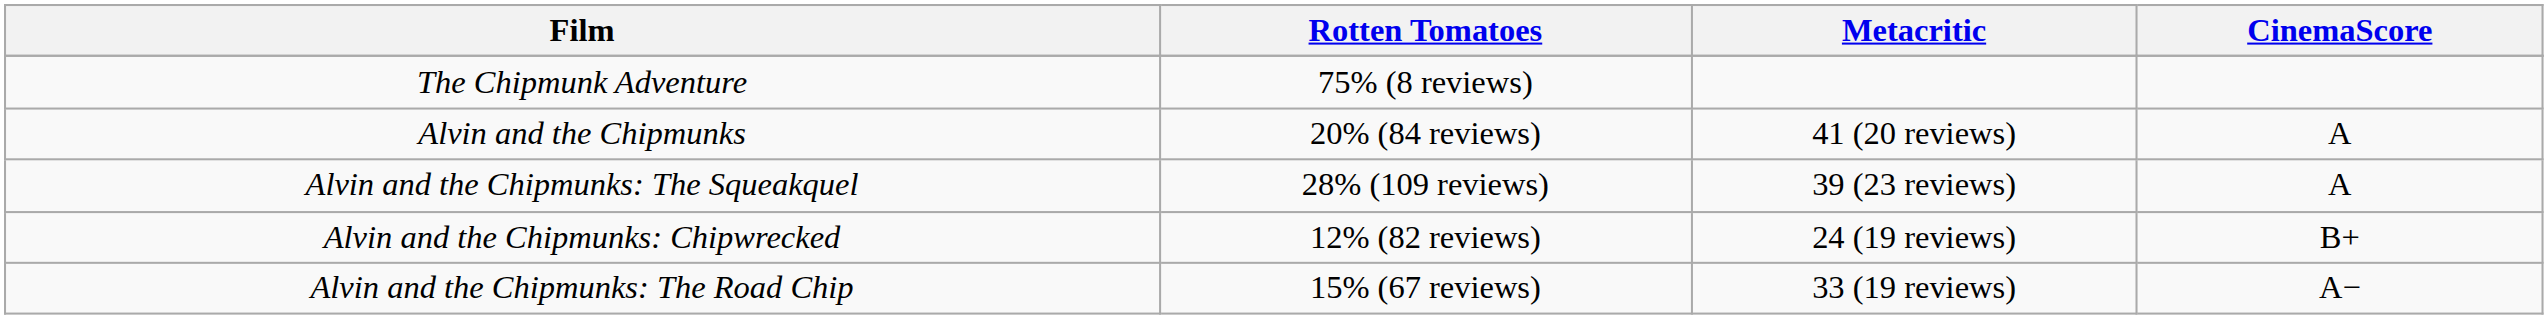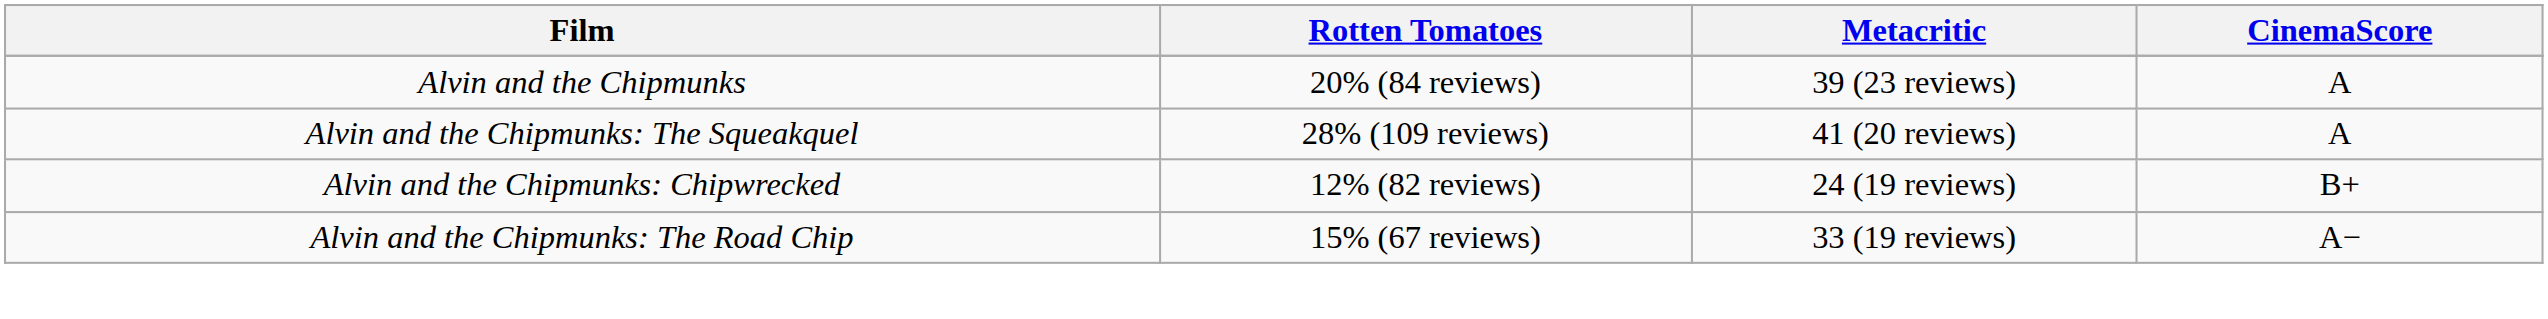- row: (582, 81)
(1914, 133) 41 (20 reviews) -> (1914, 81) 39 (23 reviews)
(1914, 184) 39 (23 reviews) -> (1914, 133) 41 (20 reviews)
